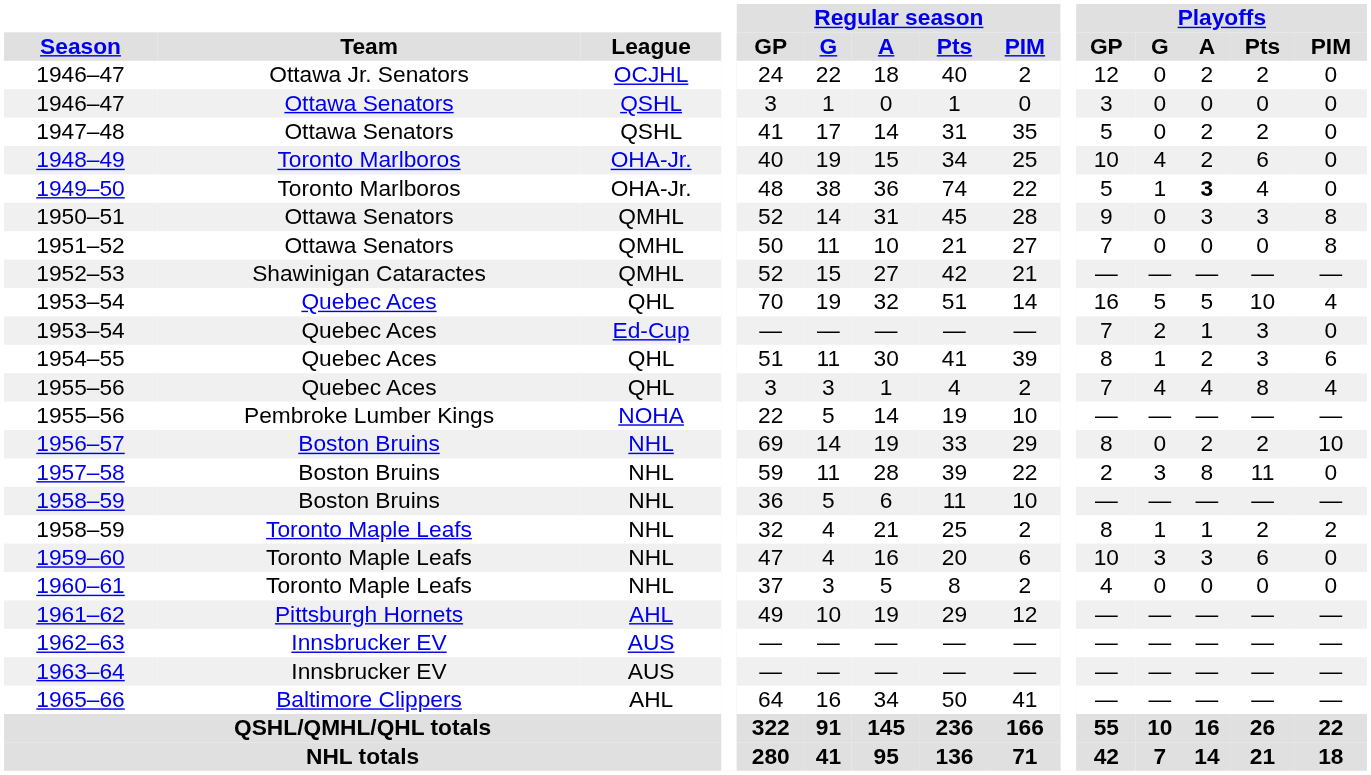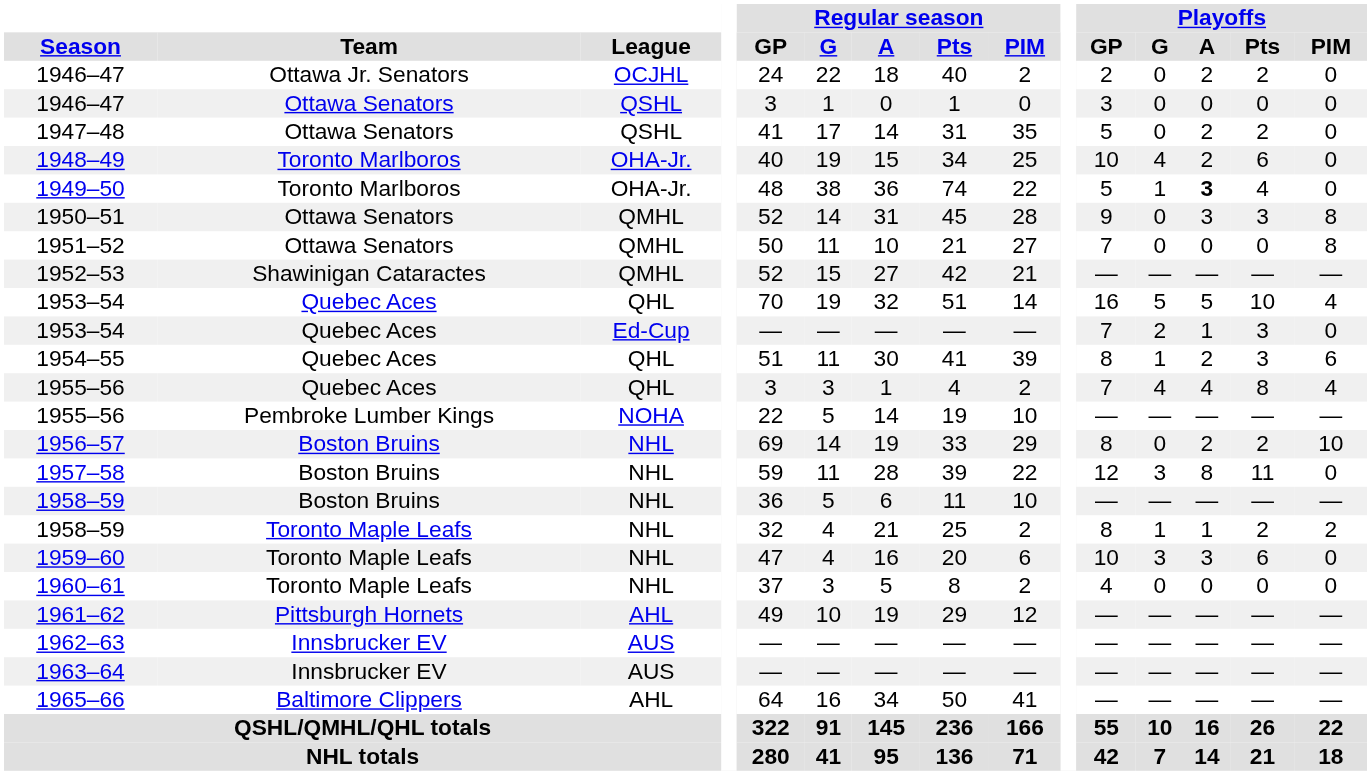(1106, 74) 12 -> (1106, 74) 2
(1106, 472) 2 -> (1106, 472) 12
